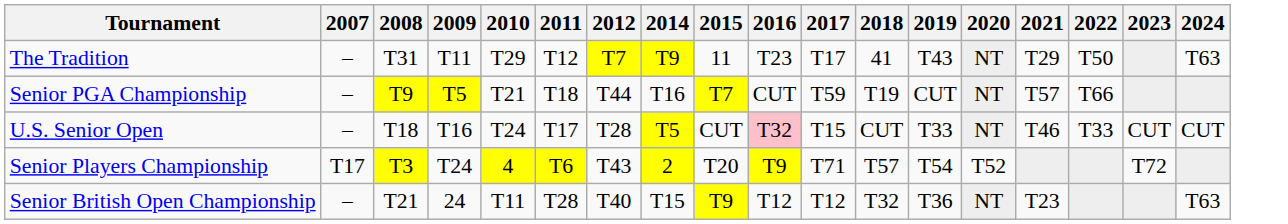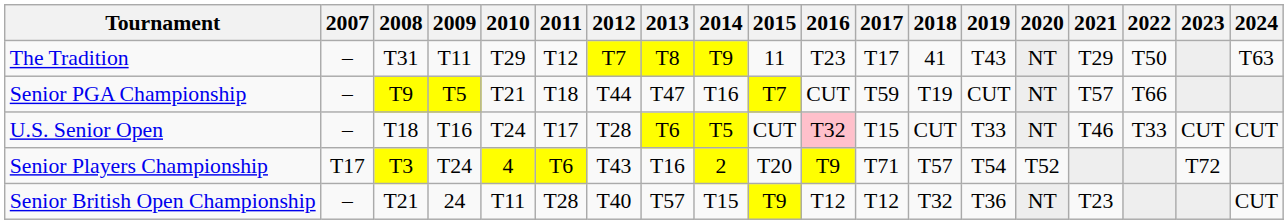+ column: (667, 22)
(1203, 201) T63 -> (1256, 201) CUT
